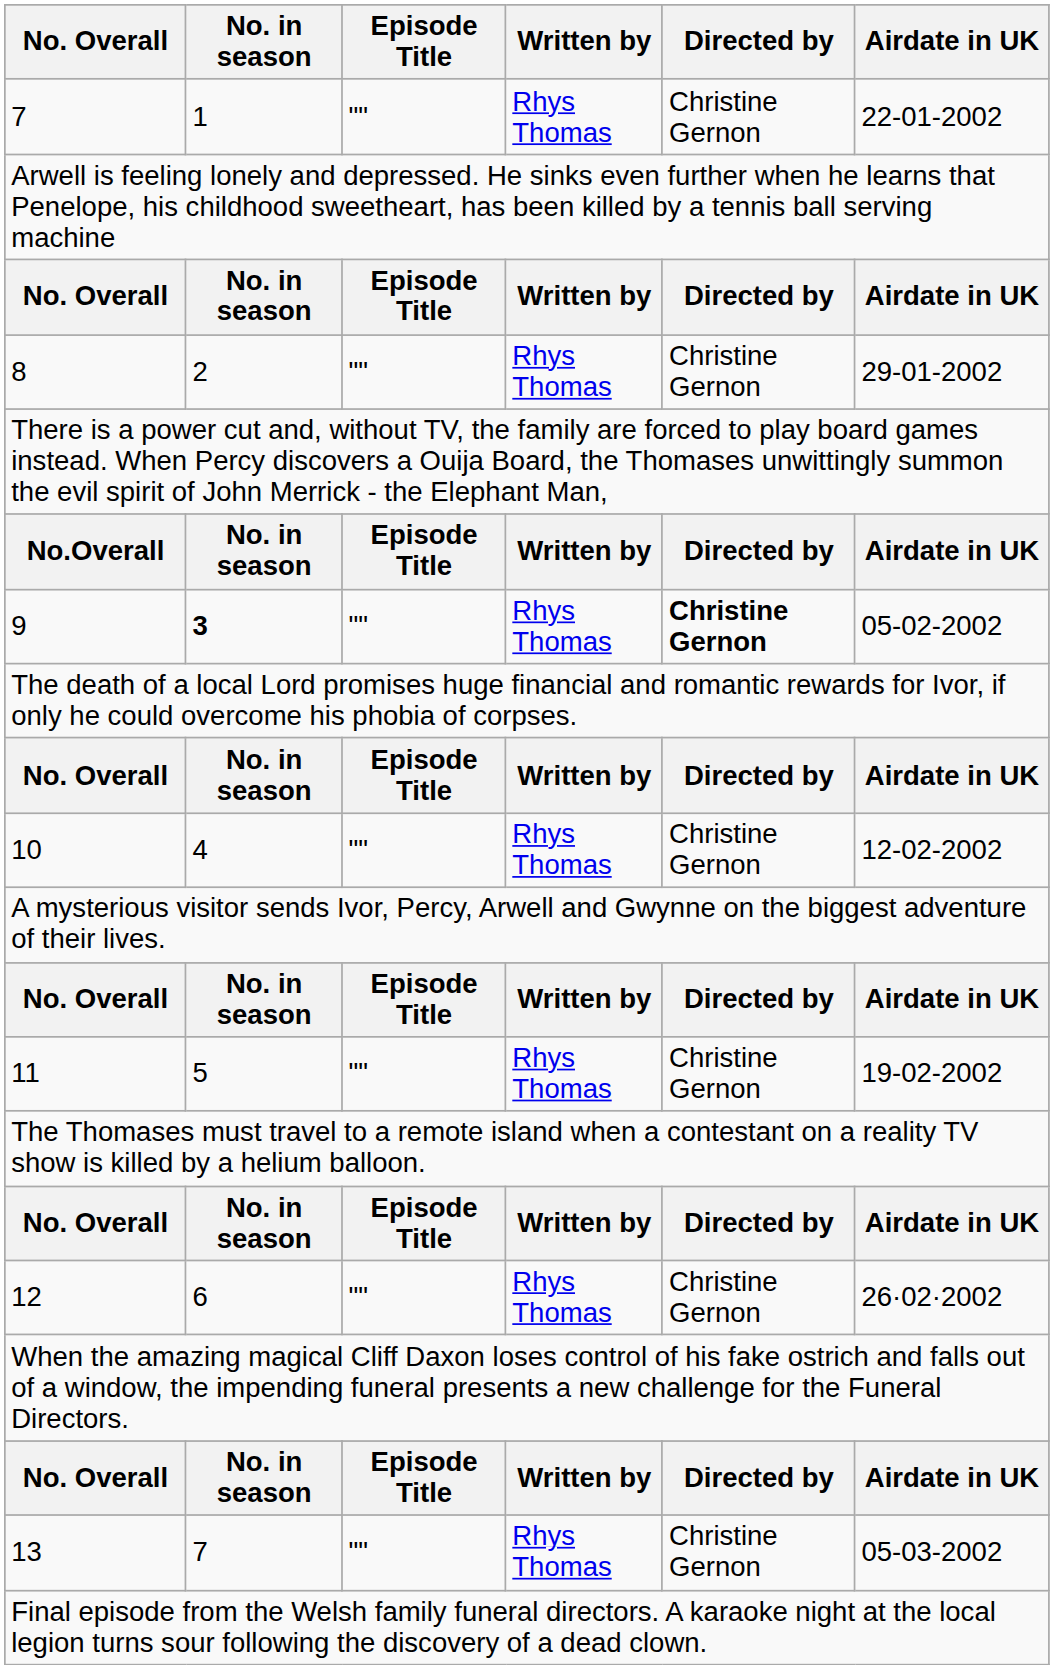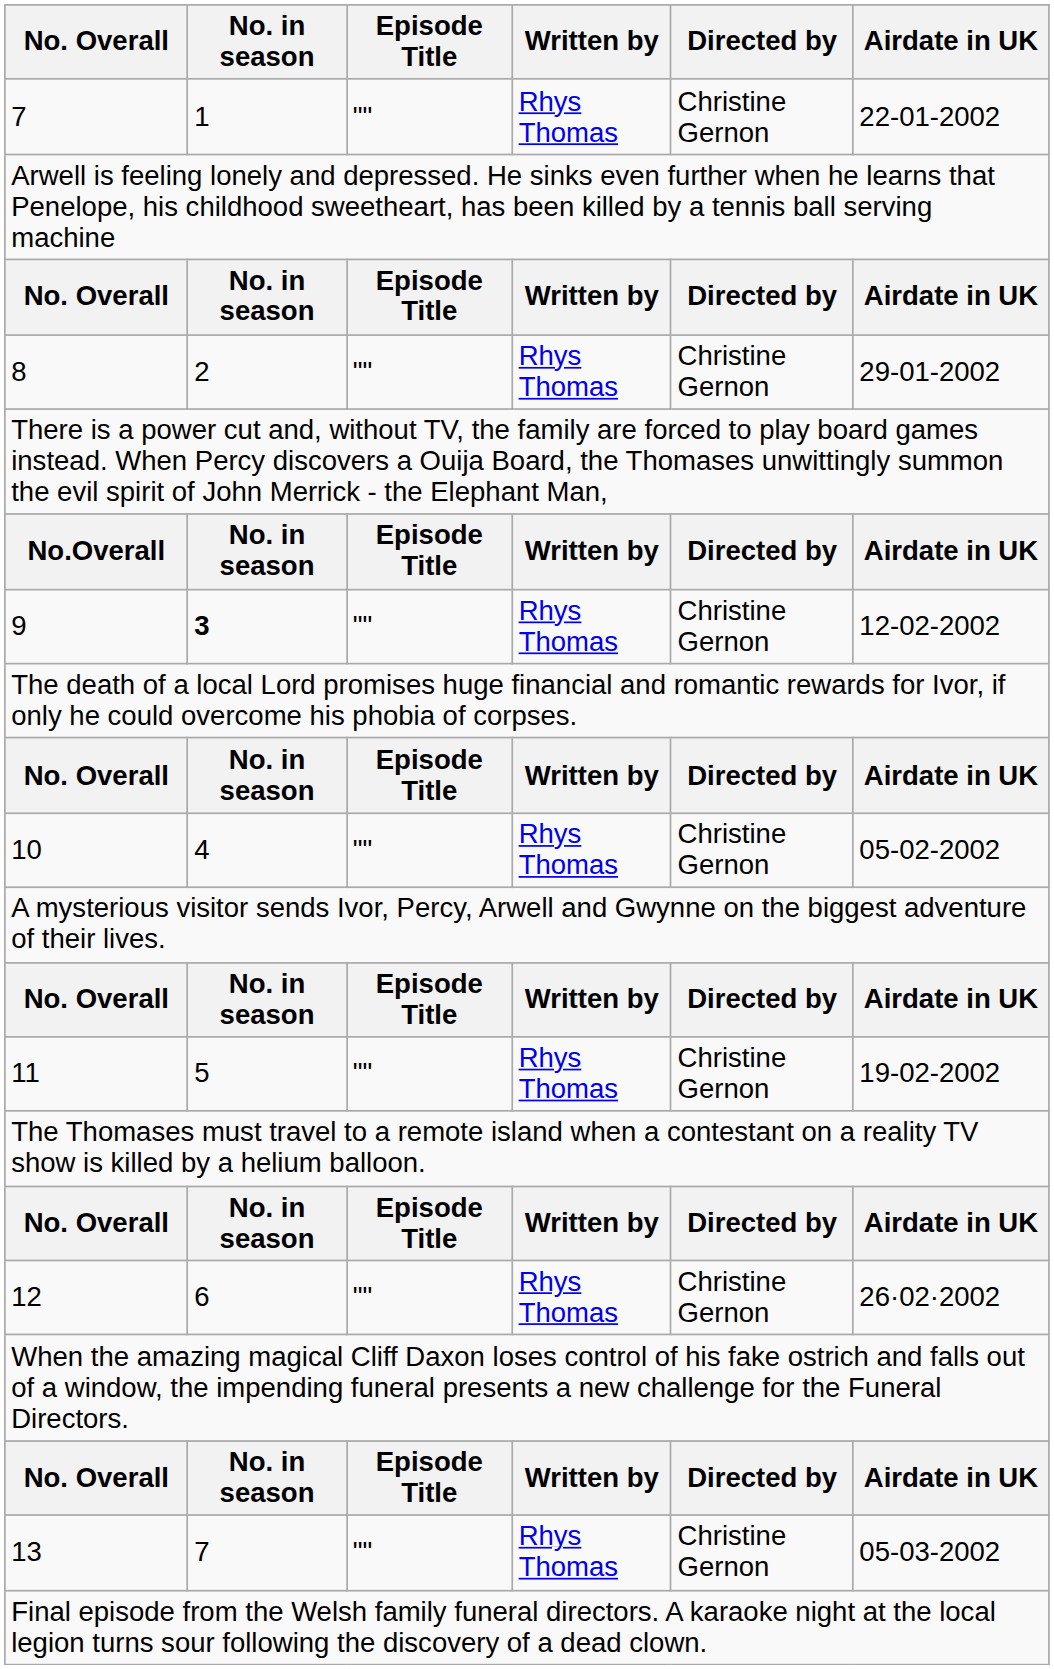(729, 625) bold -> (732, 625) normal
(932, 625) 05-02-2002 -> (930, 625) 12-02-2002
(932, 849) 12-02-2002 -> (930, 849) 05-02-2002
